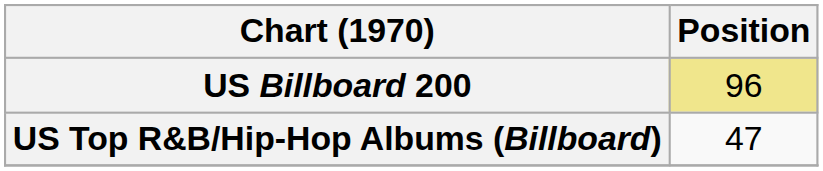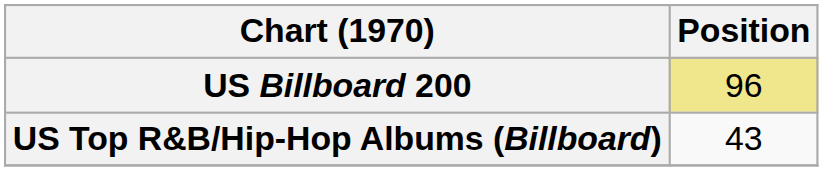(744, 138) 47 -> (744, 138) 43
